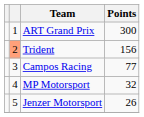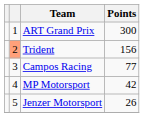(131, 84) 32 -> (131, 84) 42
